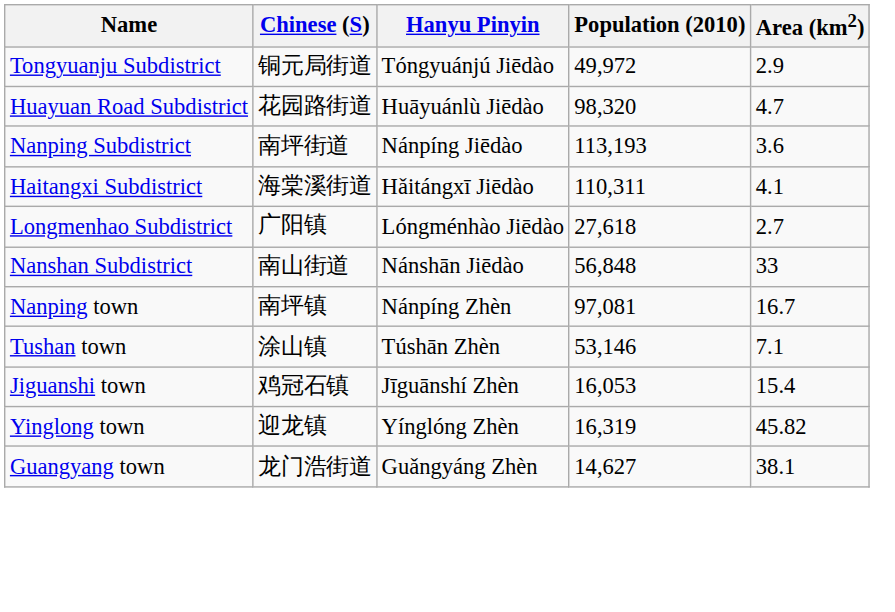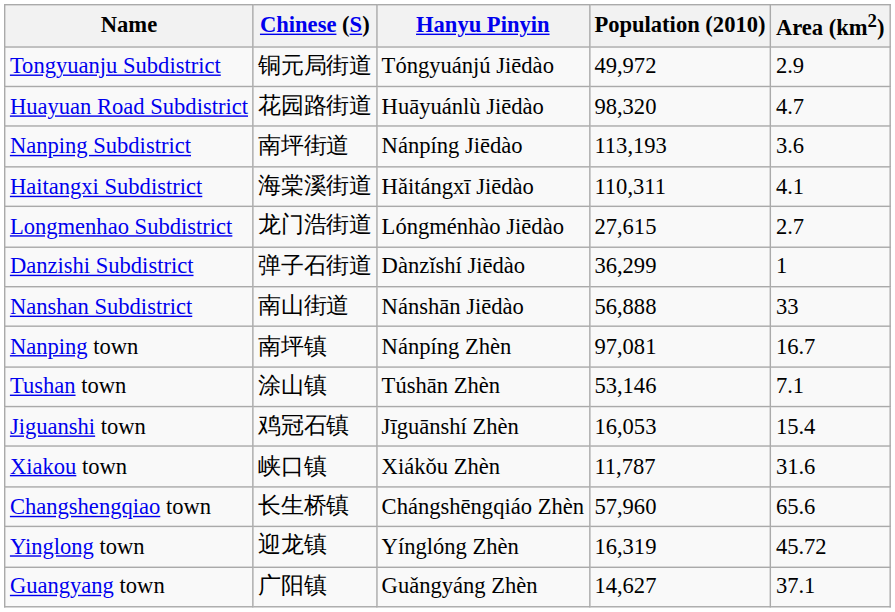(292, 225) 广阳镇 -> (315, 225) 龙门浩街道
(605, 226) 27,618 -> (625, 226) 27,615
+ row: (102, 266)
(605, 266) 56,848 -> (625, 306) 56,888
+ row: (68, 466)
+ row: (110, 506)
(781, 426) 45.82 -> (801, 546) 45.72
(315, 465) 龙门浩街道 -> (292, 585) 广阳镇
(776, 466) 38.1 -> (796, 586) 37.1
